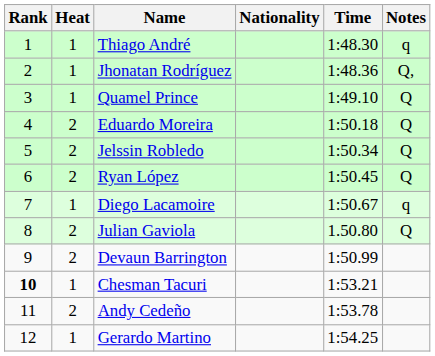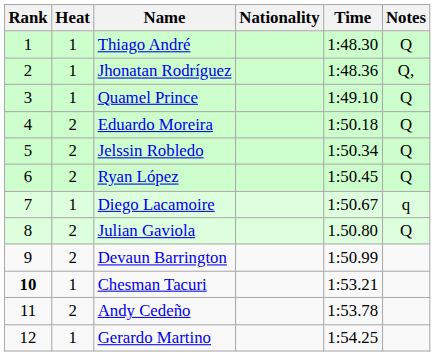(406, 44) q -> (406, 44) Q
